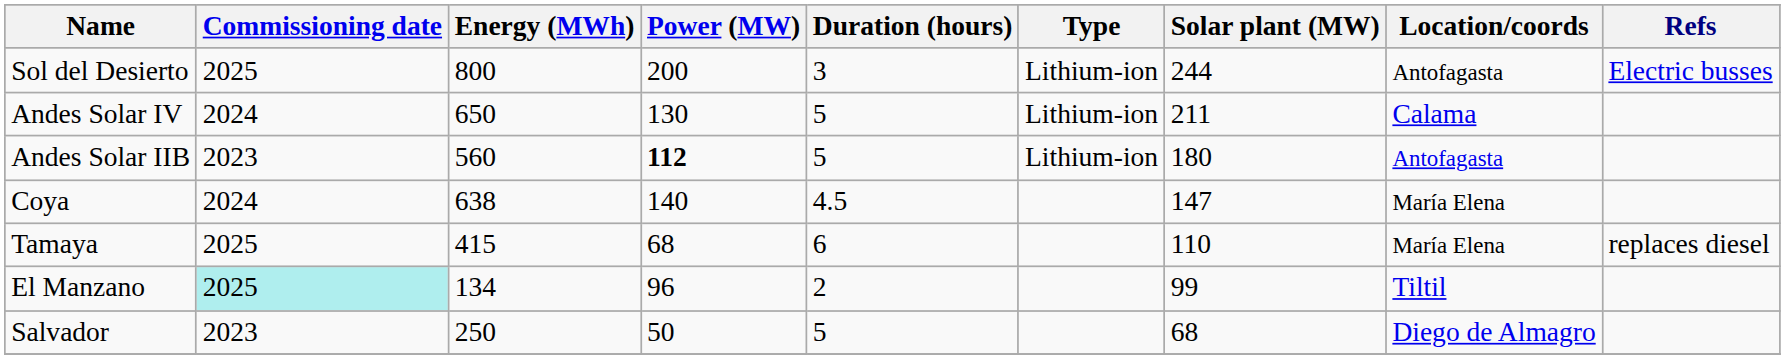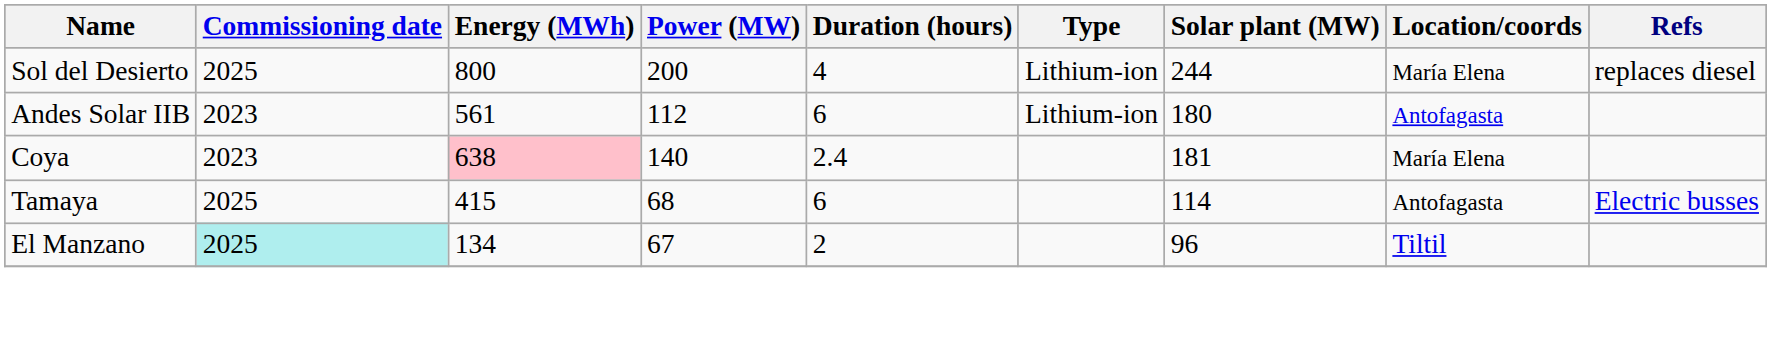(820, 69) 3 -> (820, 69) 4
(1448, 71) Antofagasta -> (1449, 71) María Elena
(1691, 69) Electric busses -> (1675, 69) replaces diesel
- row: (97, 113)
(475, 157) 560 -> (475, 113) 561
(667, 157) bold -> (667, 113) normal
(820, 157) 5 -> (820, 113) 6
(230, 200) 2024 -> (230, 157) 2023
(475, 200) no background -> (475, 157) pink background
(830, 200) 4.5 -> (830, 157) 2.4
(1191, 200) 147 -> (1191, 157) 181
(1191, 244) 110 -> (1191, 200) 114
(1449, 246) María Elena -> (1448, 202) Antofagasta
(1689, 244) replaces diesel -> (1677, 200) Electric busses
(661, 288) 96 -> (661, 244) 67
(1185, 288) 99 -> (1185, 244) 96
- row: (60, 331)
